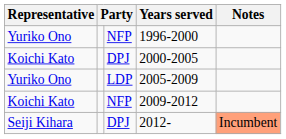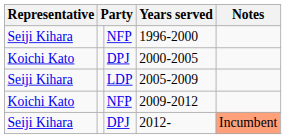(39, 36) Yuriko Ono -> (40, 36) Seiji Kihara
(39, 79) Yuriko Ono -> (40, 79) Seiji Kihara
